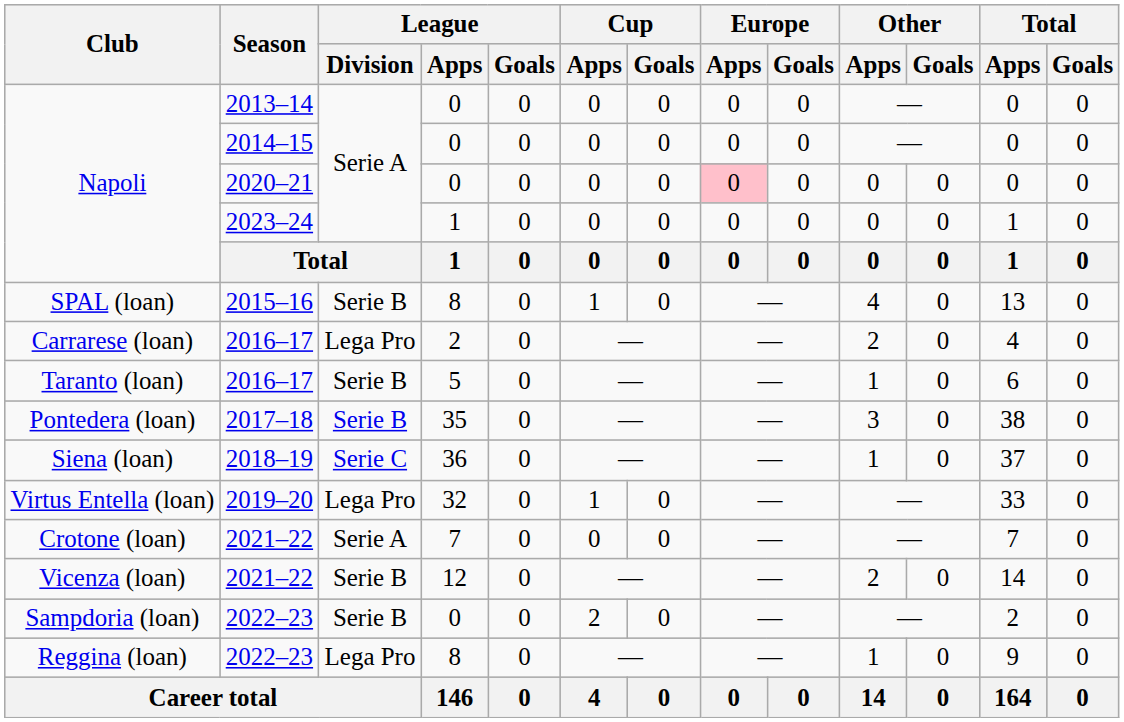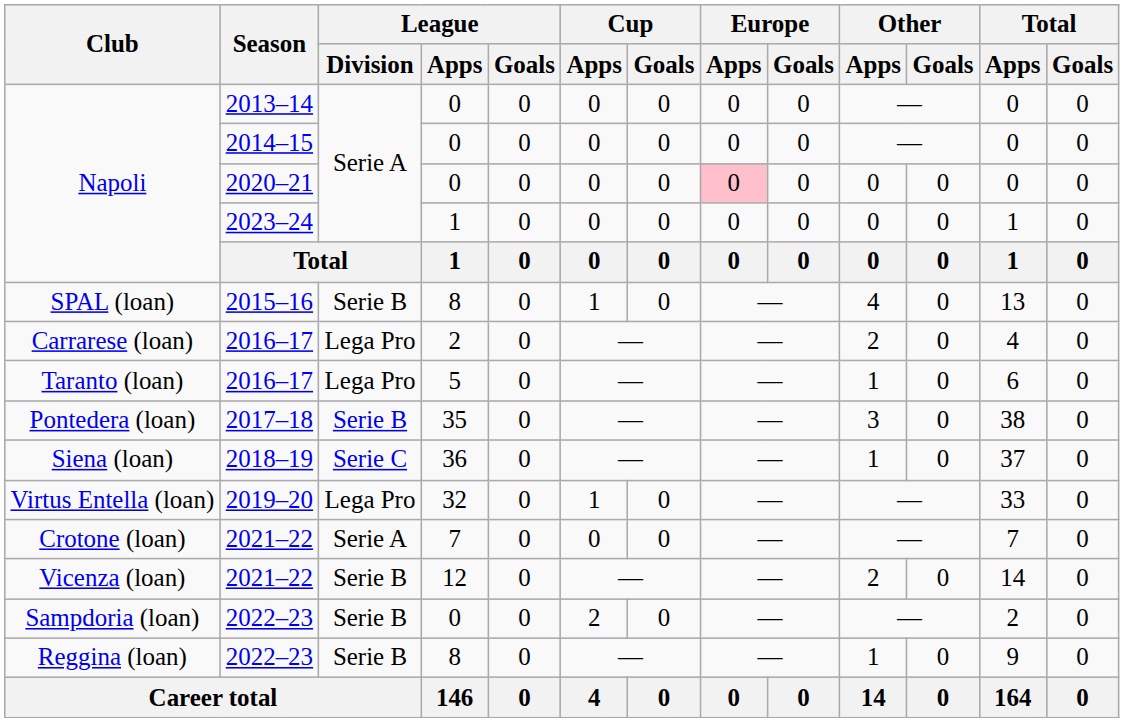(370, 380) Serie B -> (370, 380) Lega Pro
(370, 657) Lega Pro -> (370, 657) Serie B
